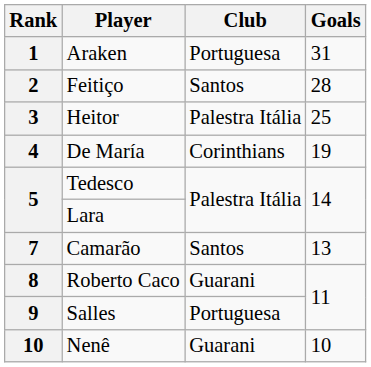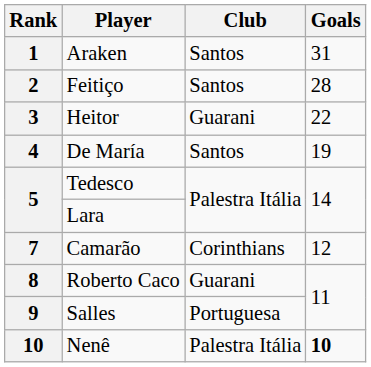(235, 53) Portuguesa -> (217, 53) Santos
(245, 118) Palestra Itália -> (222, 118) Guarani
(321, 118) 25 -> (321, 118) 22
(237, 150) Corinthians -> (217, 150) Santos
(217, 248) Santos -> (237, 248) Corinthians
(321, 248) 13 -> (321, 248) 12
(222, 345) Guarani -> (245, 345) Palestra Itália
(321, 345) normal -> (321, 345) bold
